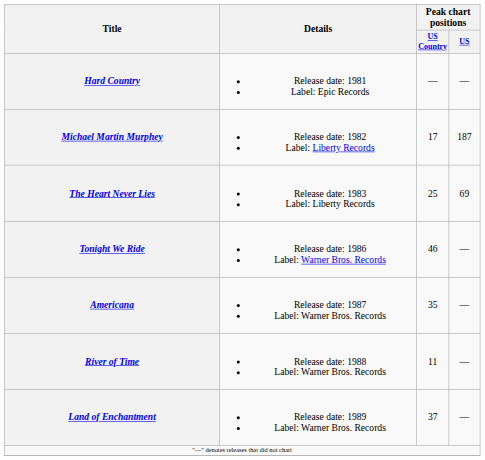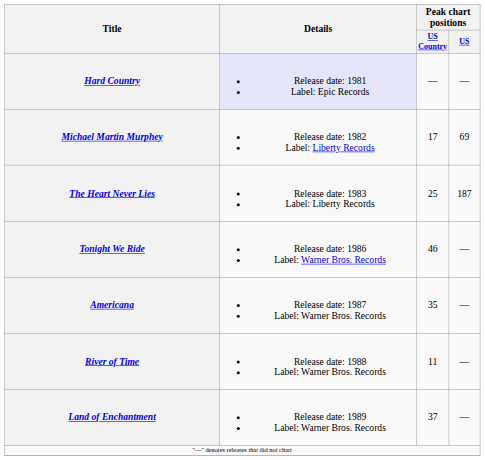(318, 87) no background -> (318, 87) lavender background
(464, 137) 187 -> (464, 137) 69
(464, 193) 69 -> (464, 193) 187
